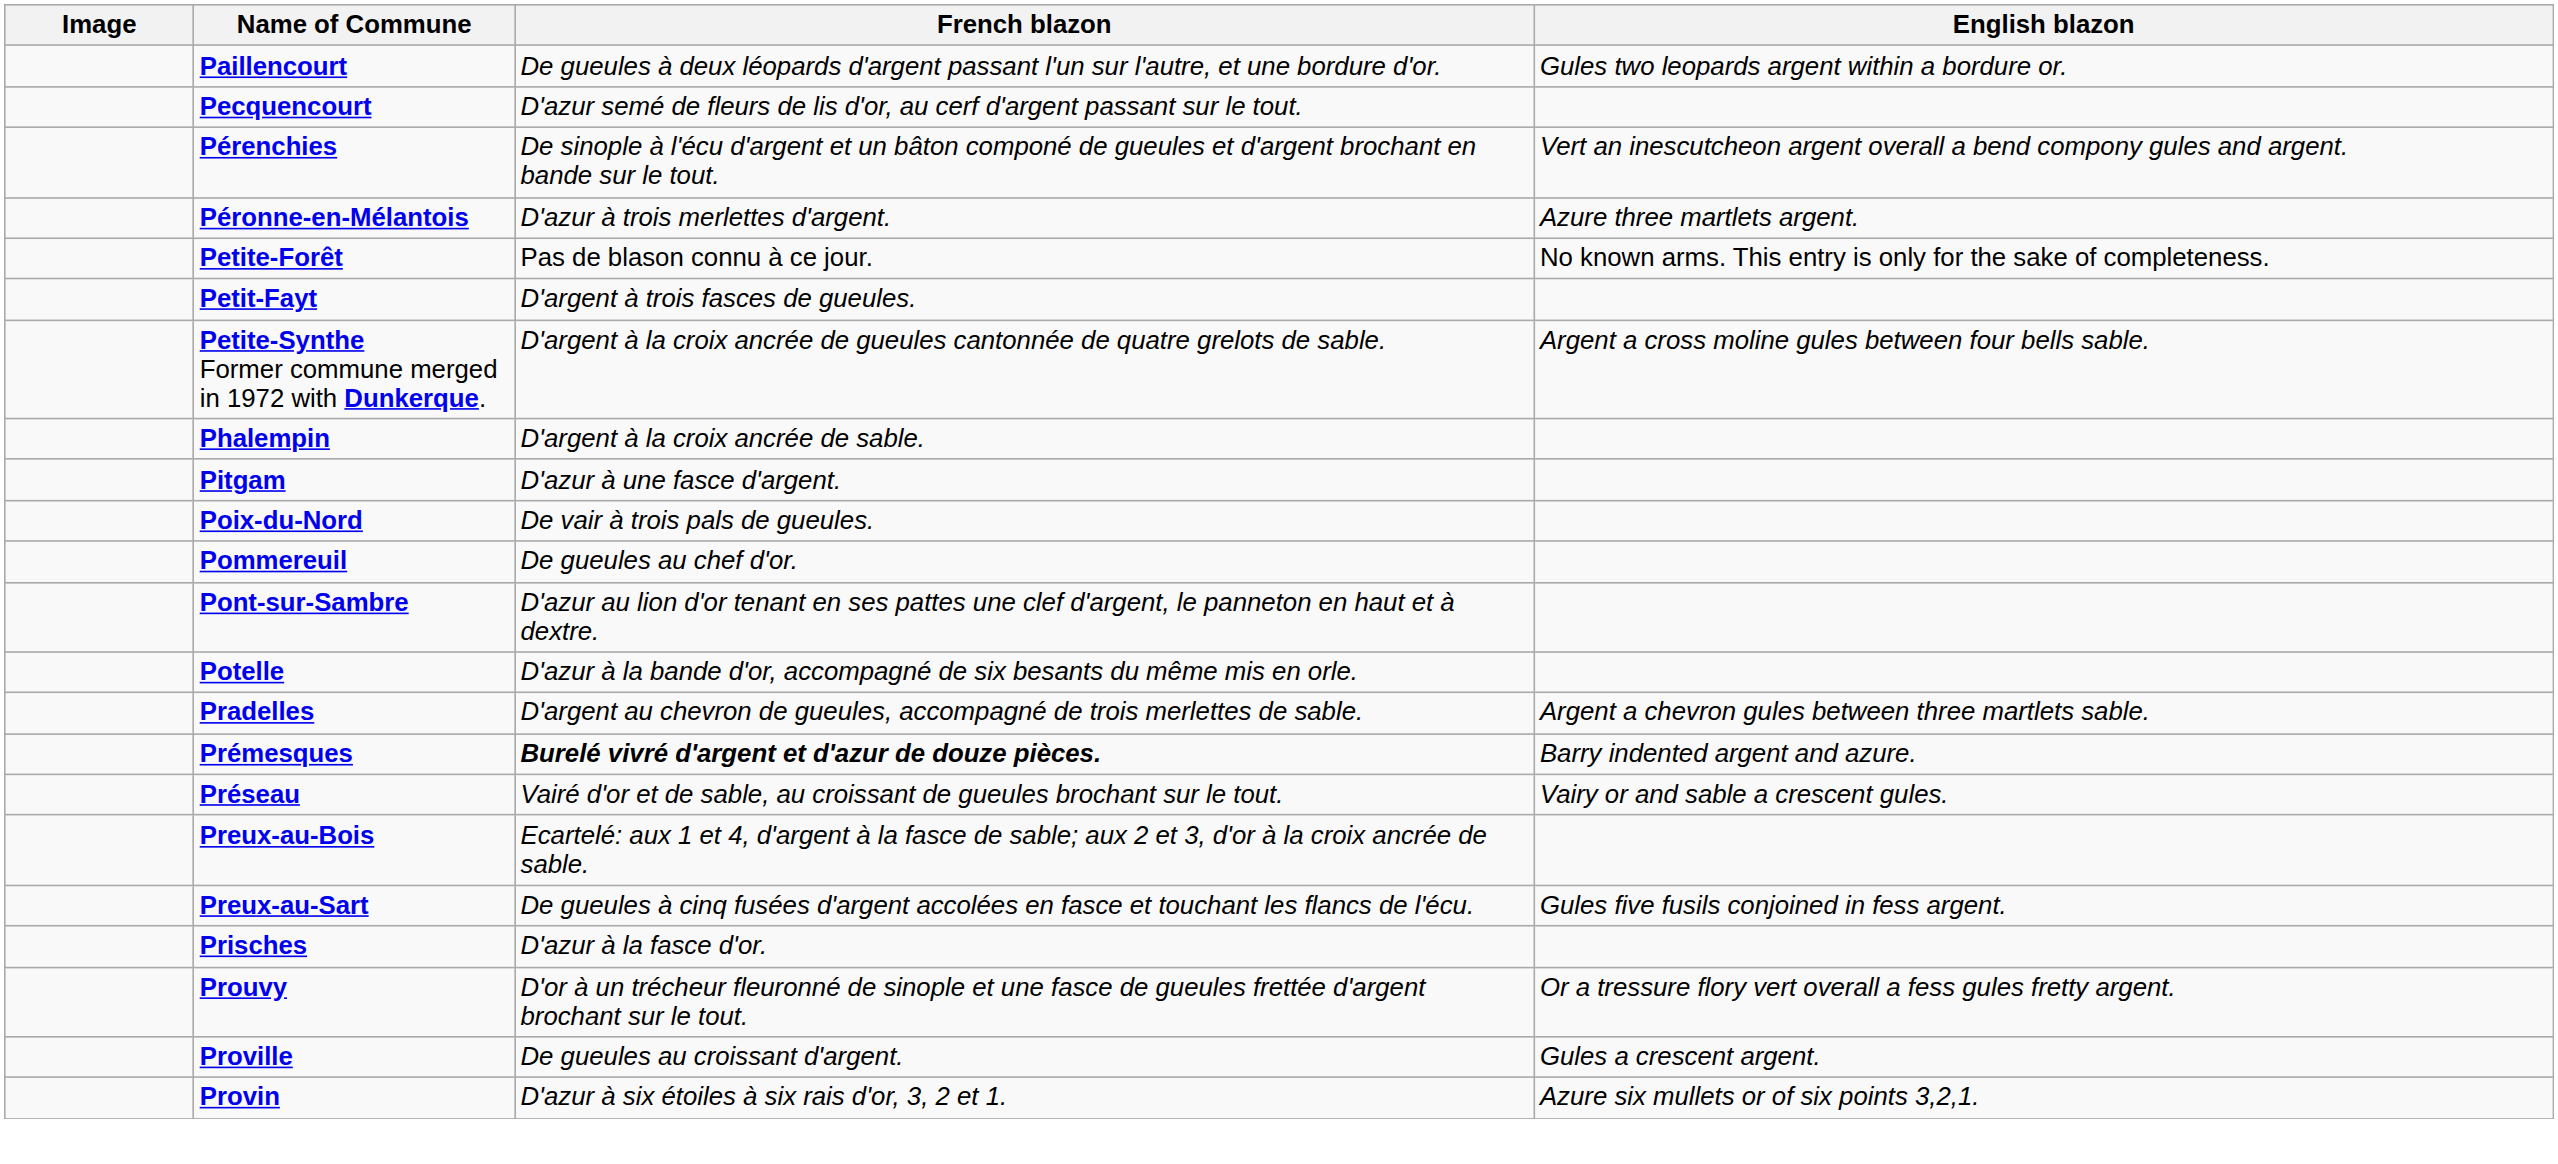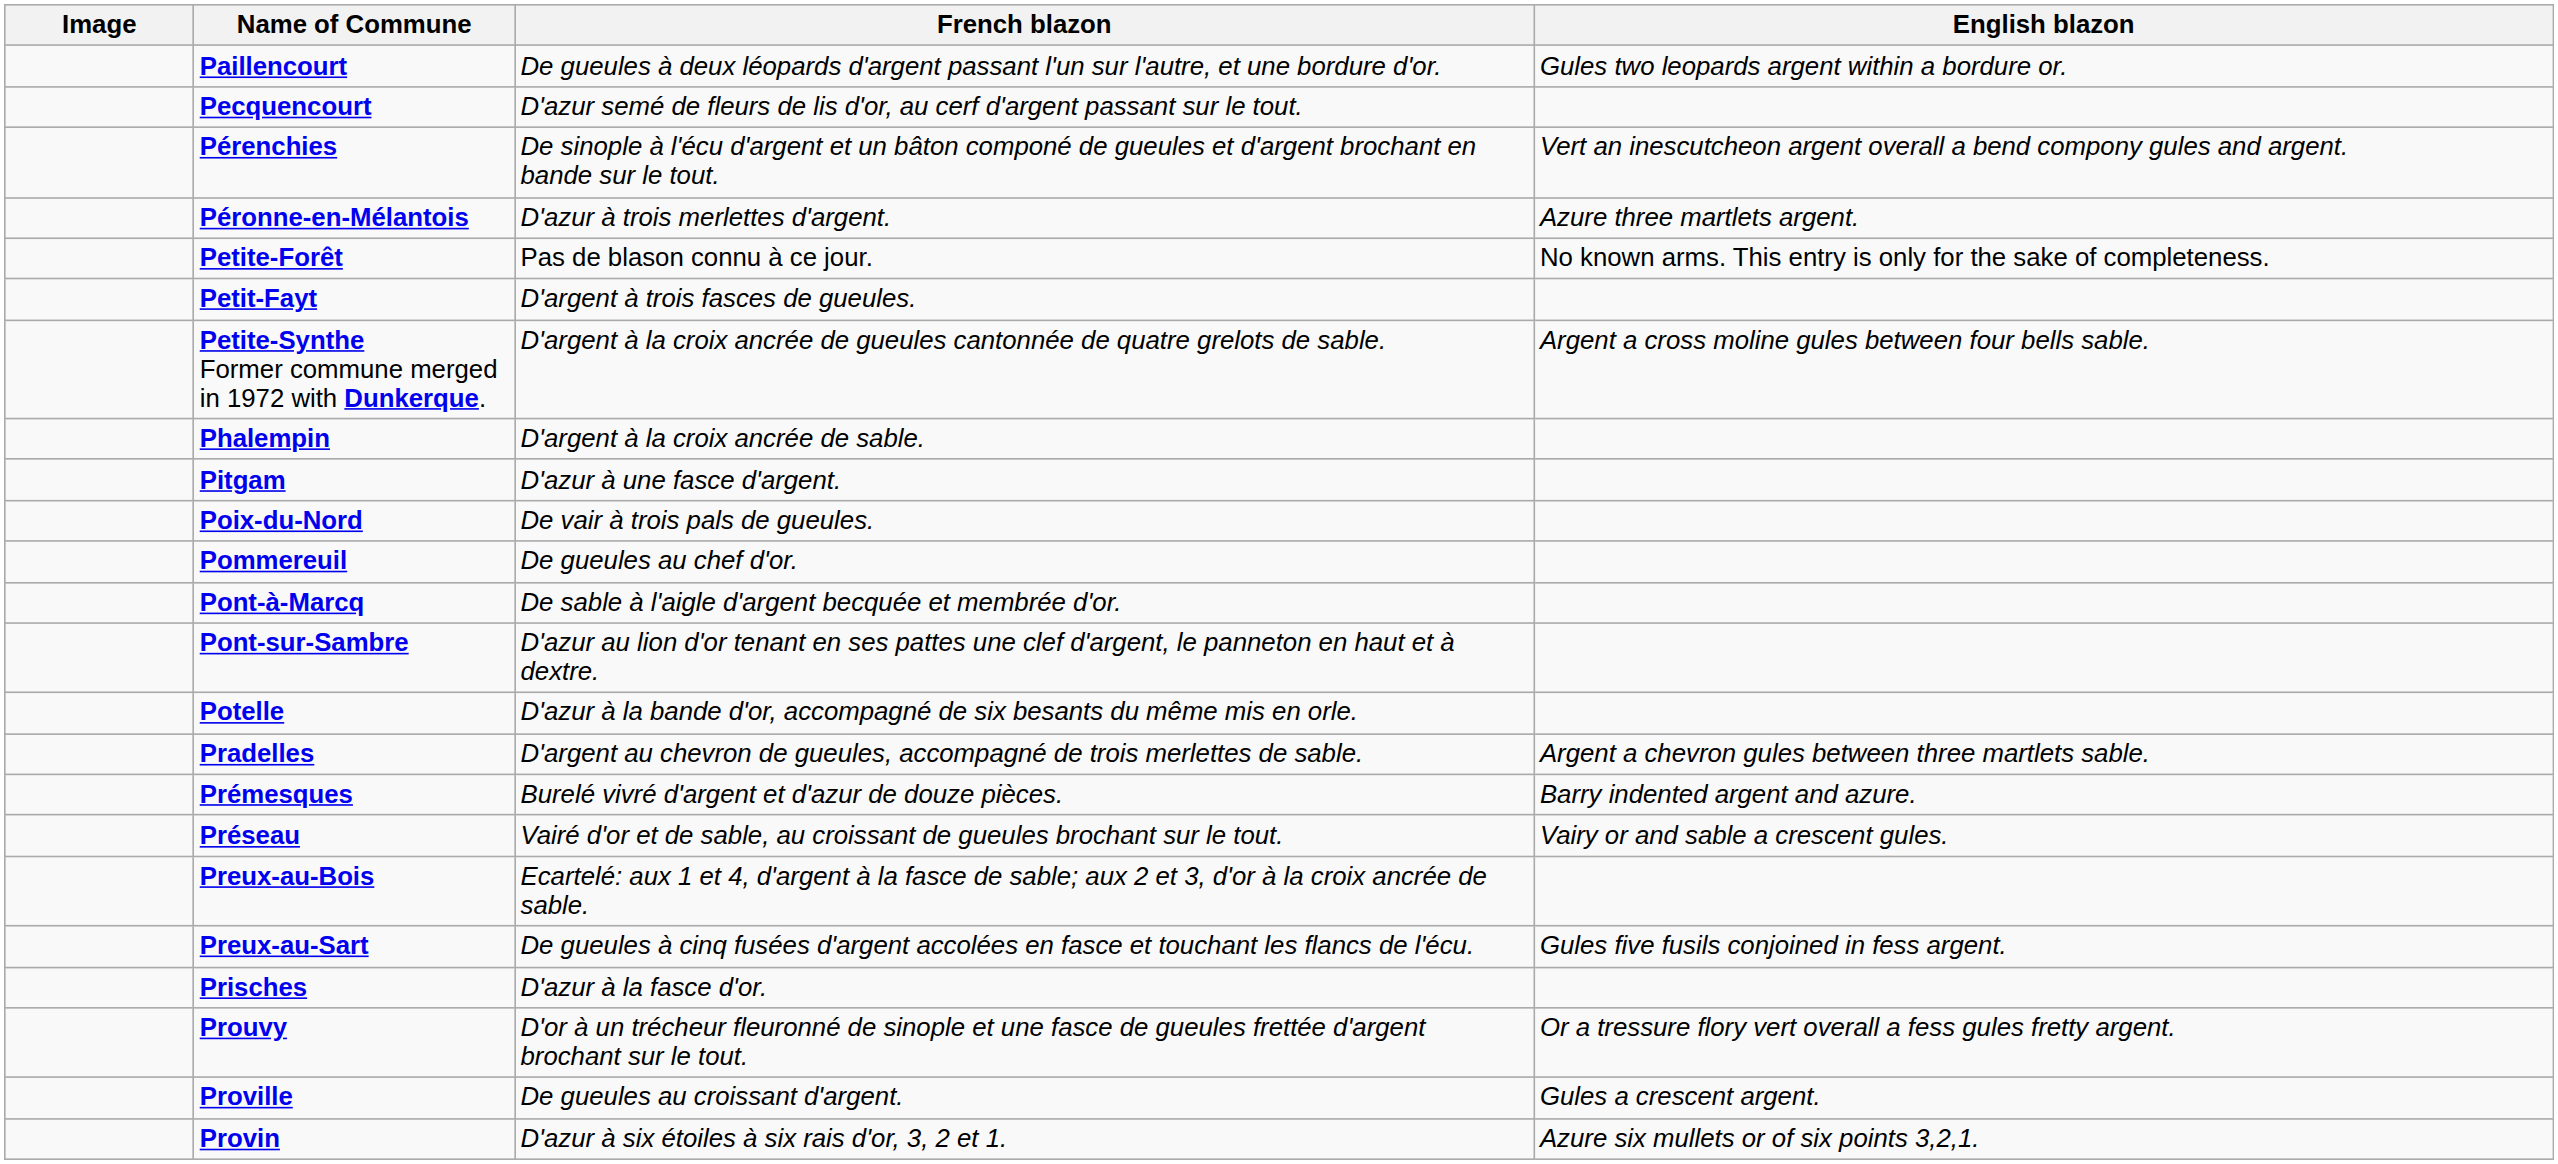+ row: (282, 602)
(811, 753) bold -> (792, 794) normal
